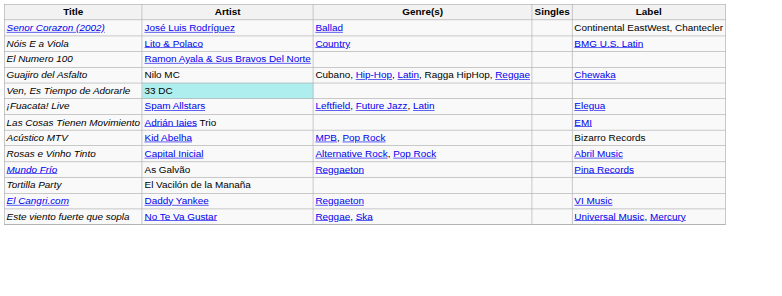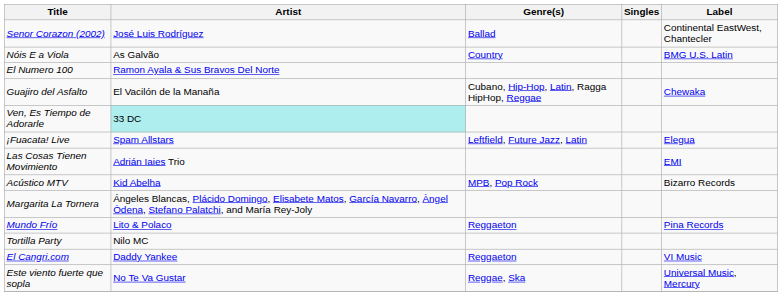(174, 43) Lito & Polaco -> (136, 54) As Galvão
(162, 75) Nilo MC -> (166, 92) El Vacilón de la Manaña
- row: (51, 153)
+ row: (53, 204)
(167, 169) As Galvão -> (142, 225) Lito & Polaco
(198, 185) El Vacilón de la Manaña -> (131, 241) Nilo MC
